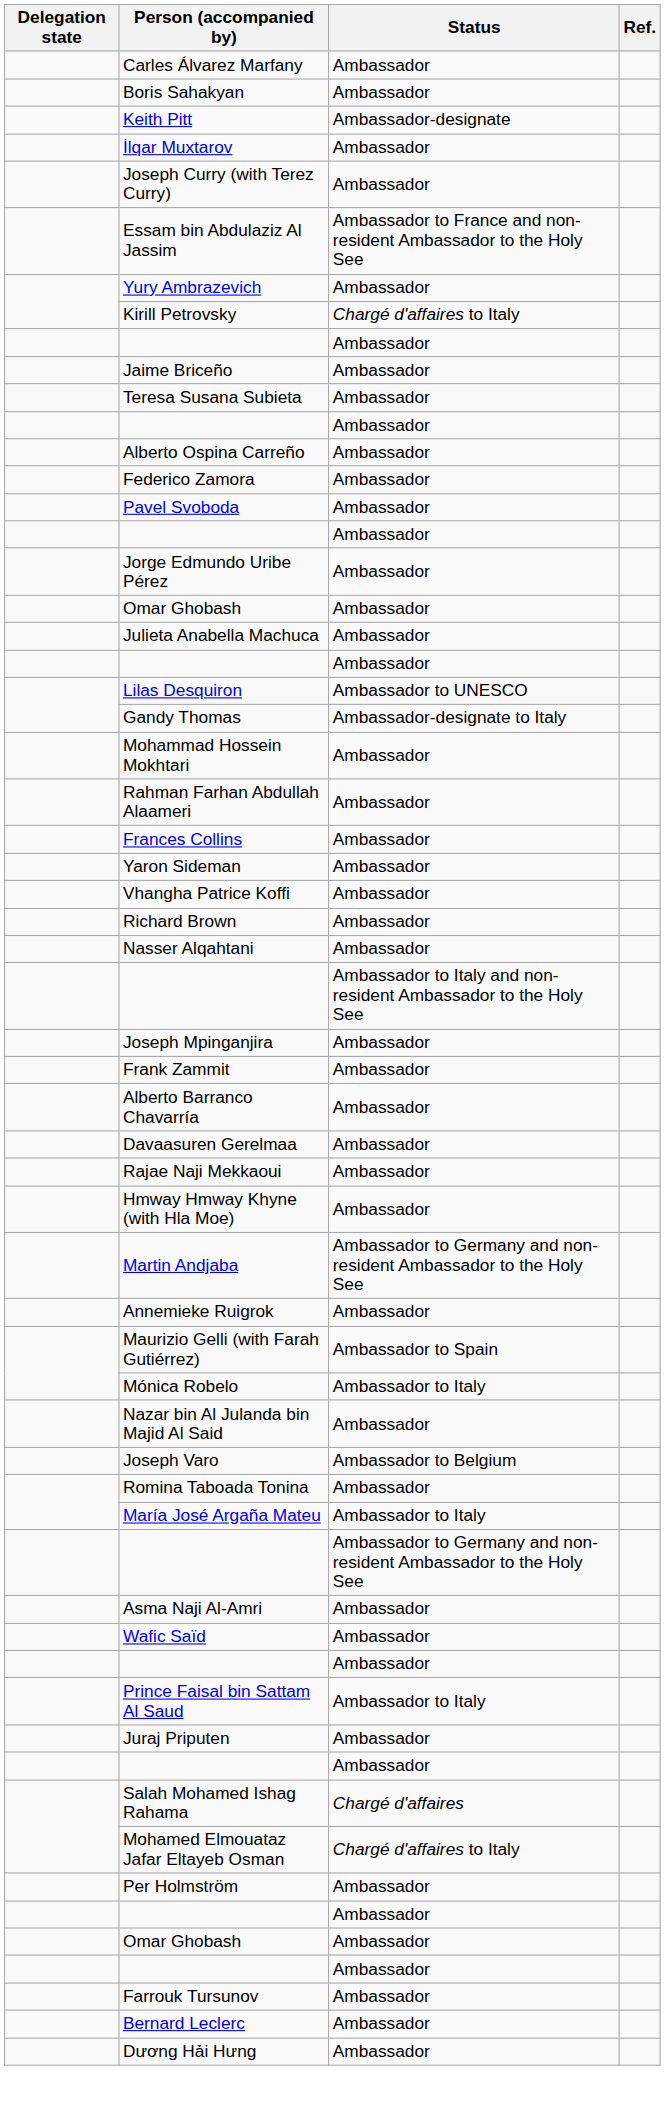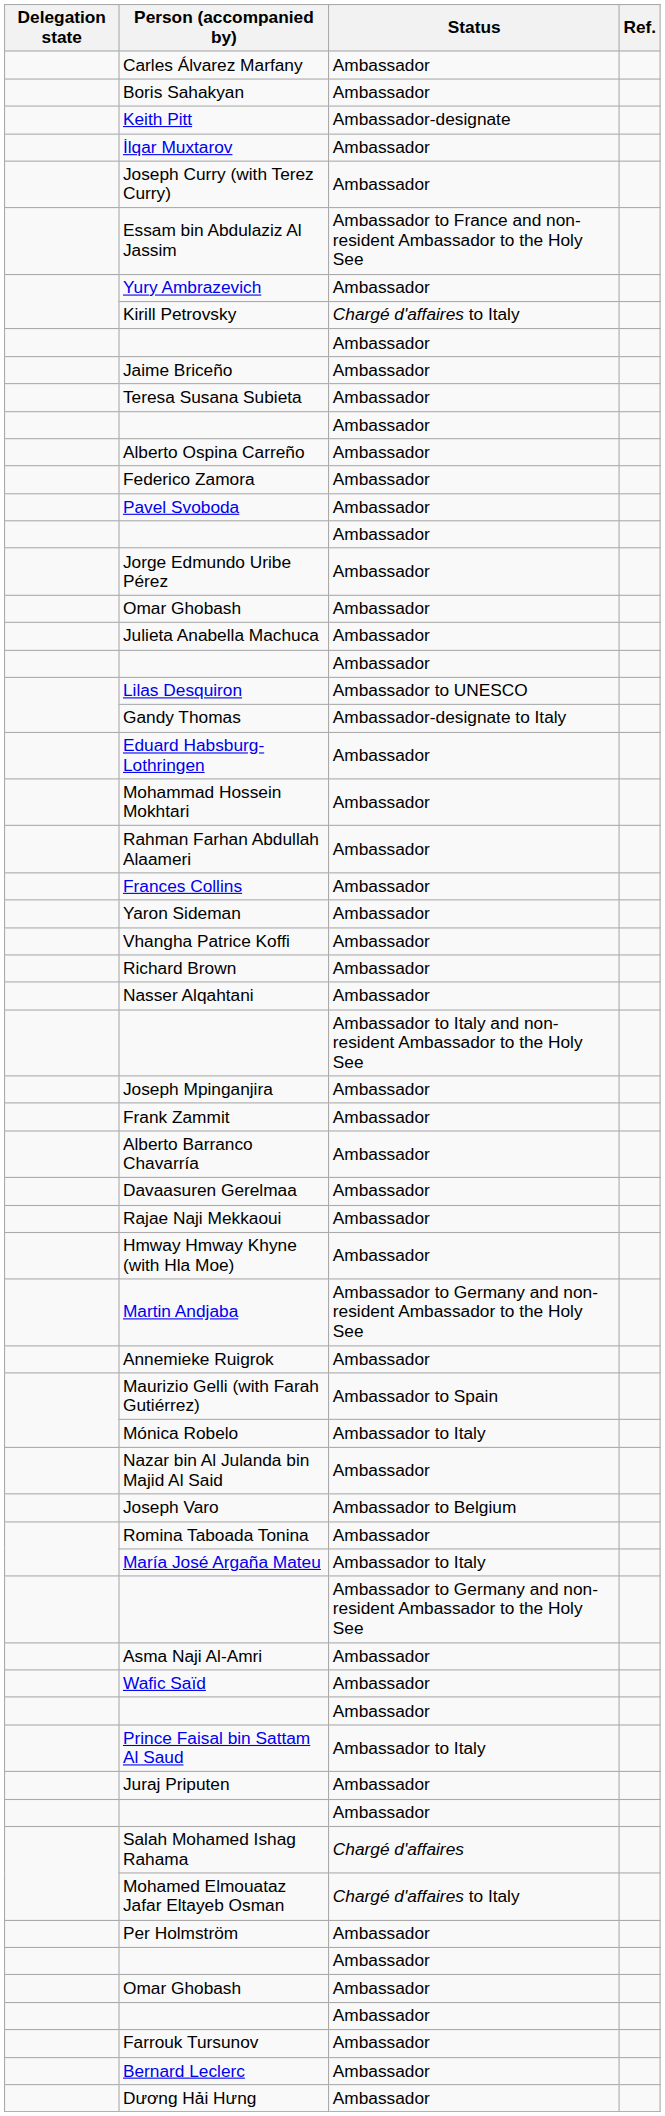+ row: (194, 755)
